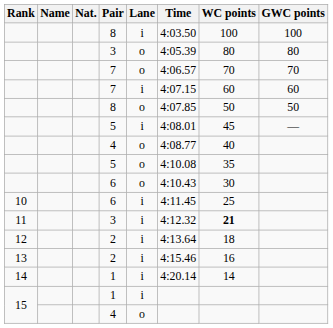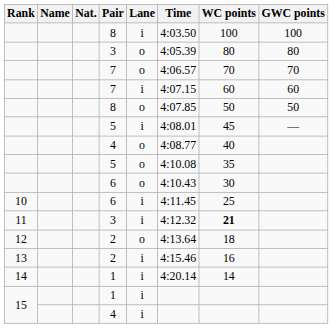(142, 239) i -> (142, 239) o
(142, 314) o -> (142, 314) i
